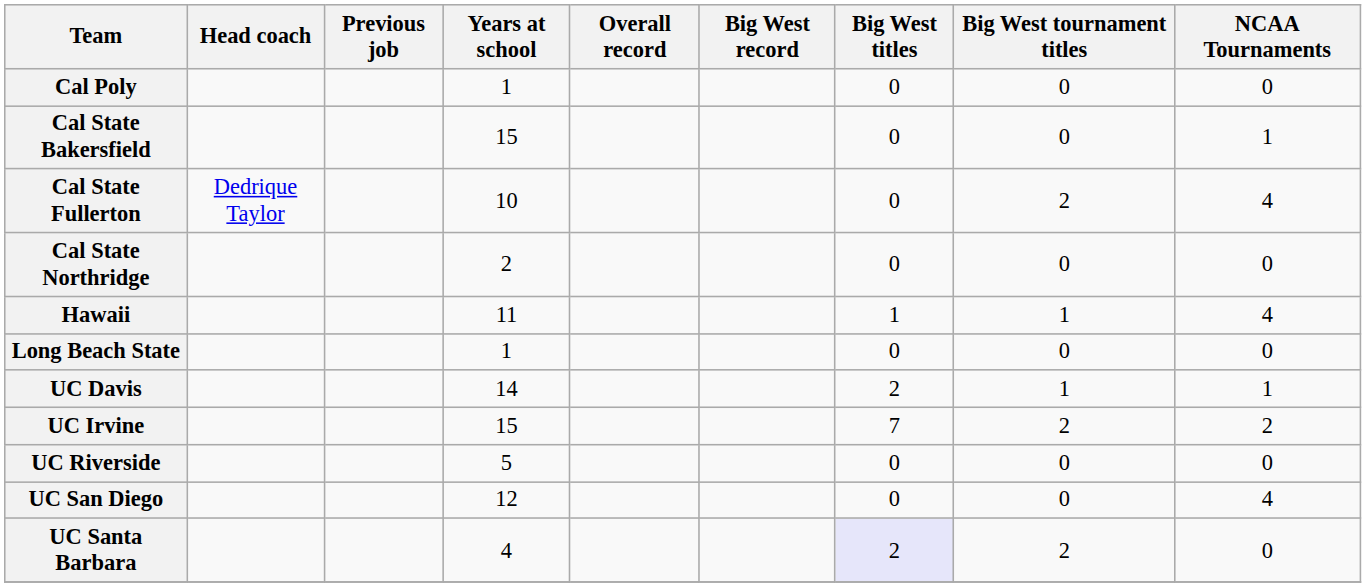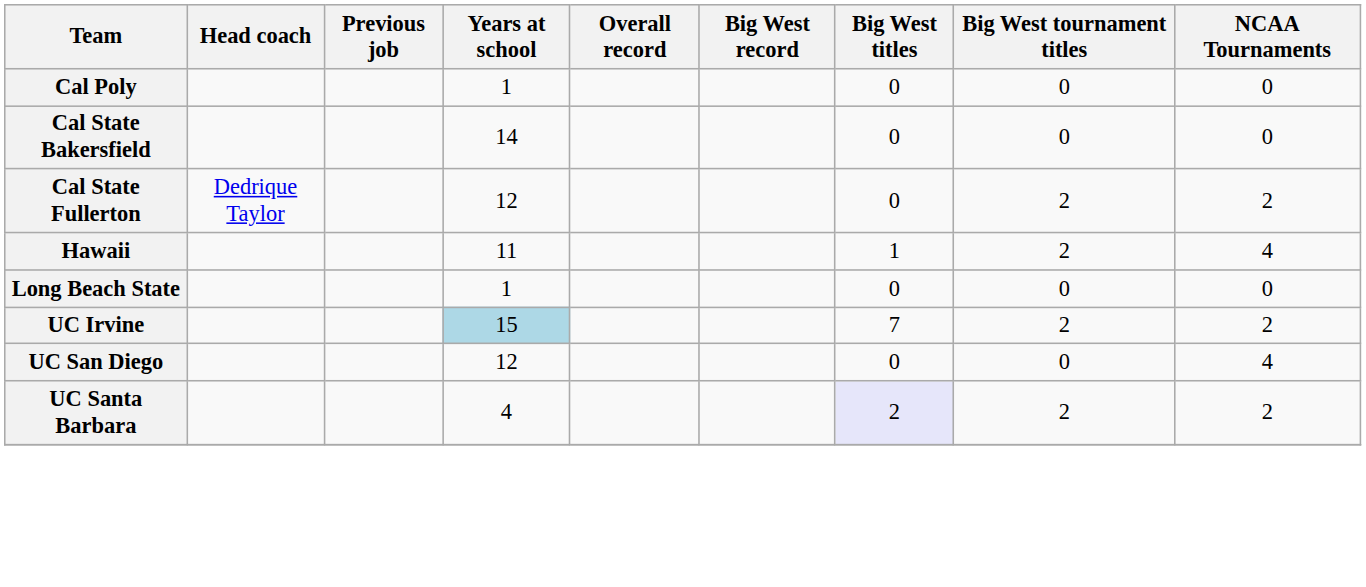(506, 137) 15 -> (506, 137) 14
(1267, 137) 1 -> (1267, 137) 0
(506, 200) 10 -> (506, 200) 12
(1267, 200) 4 -> (1267, 200) 2
- row: (96, 264)
(1064, 314) 1 -> (1064, 251) 2
- row: (96, 388)
(506, 425) no background -> (506, 325) lightblue background
- row: (96, 462)
(1267, 550) 0 -> (1267, 412) 2
